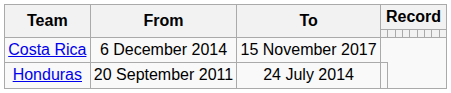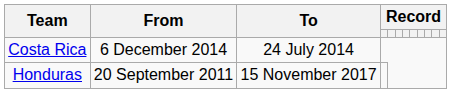(309, 49) 15 November 2017 -> (309, 49) 24 July 2014
(309, 75) 24 July 2014 -> (309, 75) 15 November 2017
